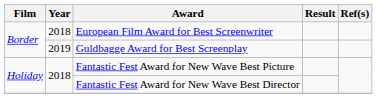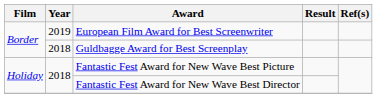(59, 31) 2018 -> (59, 31) 2019
(59, 48) 2019 -> (59, 48) 2018
